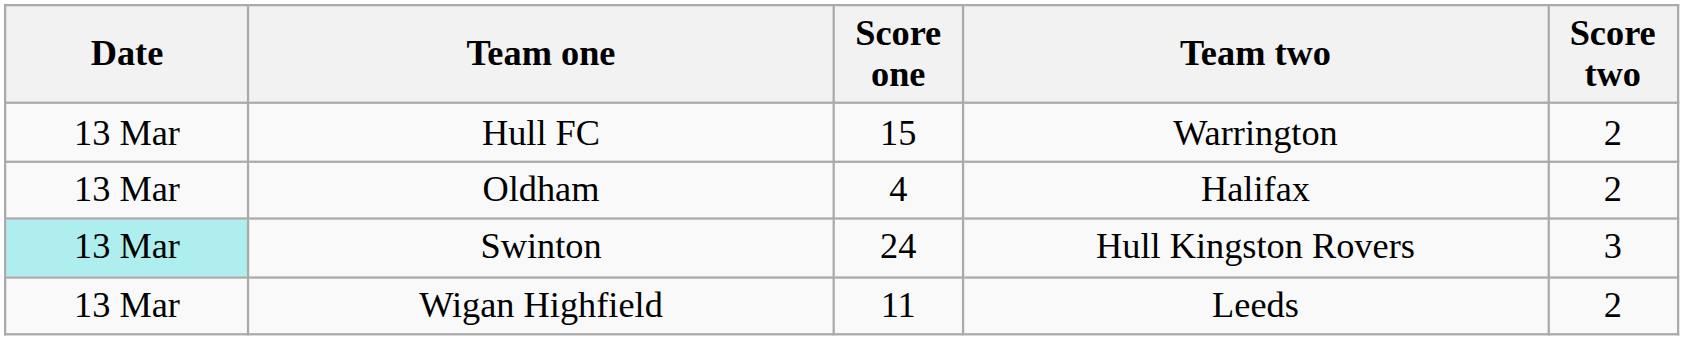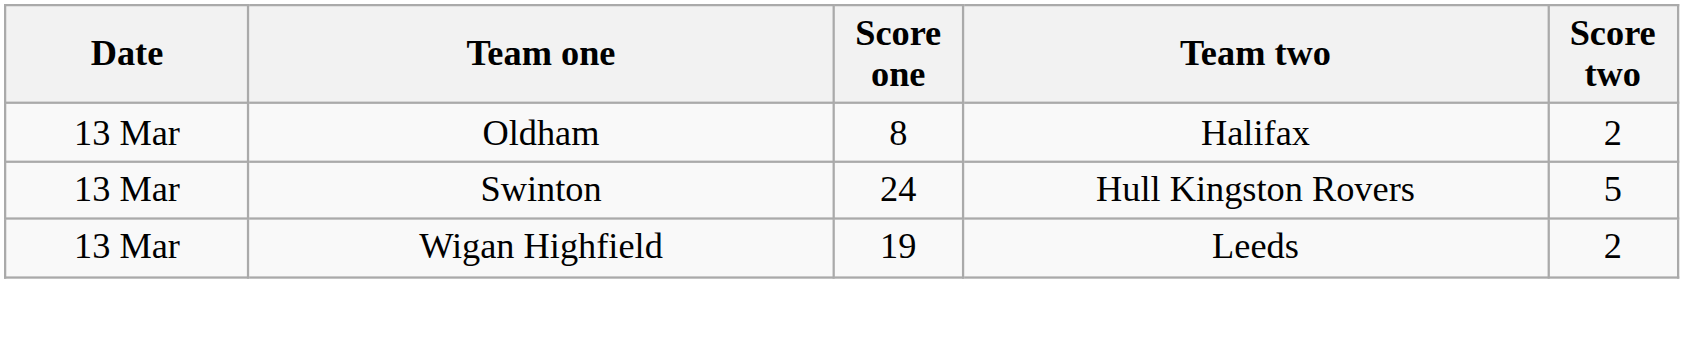- row: (541, 131)
(898, 189) 4 -> (898, 131) 8
(127, 246) paleturquoise background -> (127, 189) no background
(1613, 246) 3 -> (1613, 189) 5
(898, 304) 11 -> (898, 246) 19
